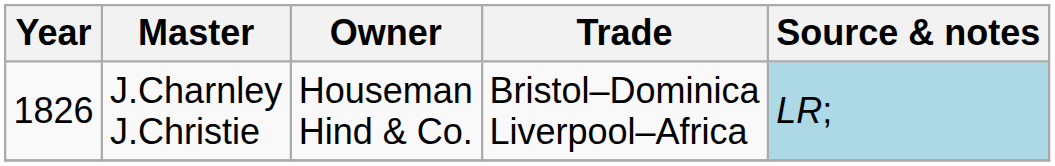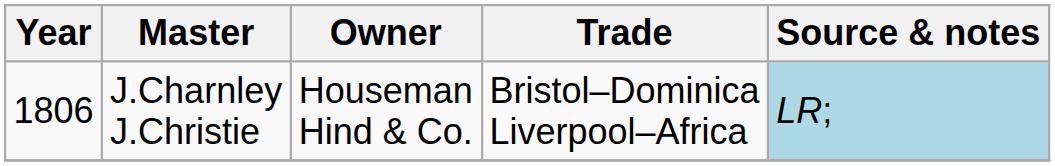(53, 110) 1826 -> (53, 110) 1806
